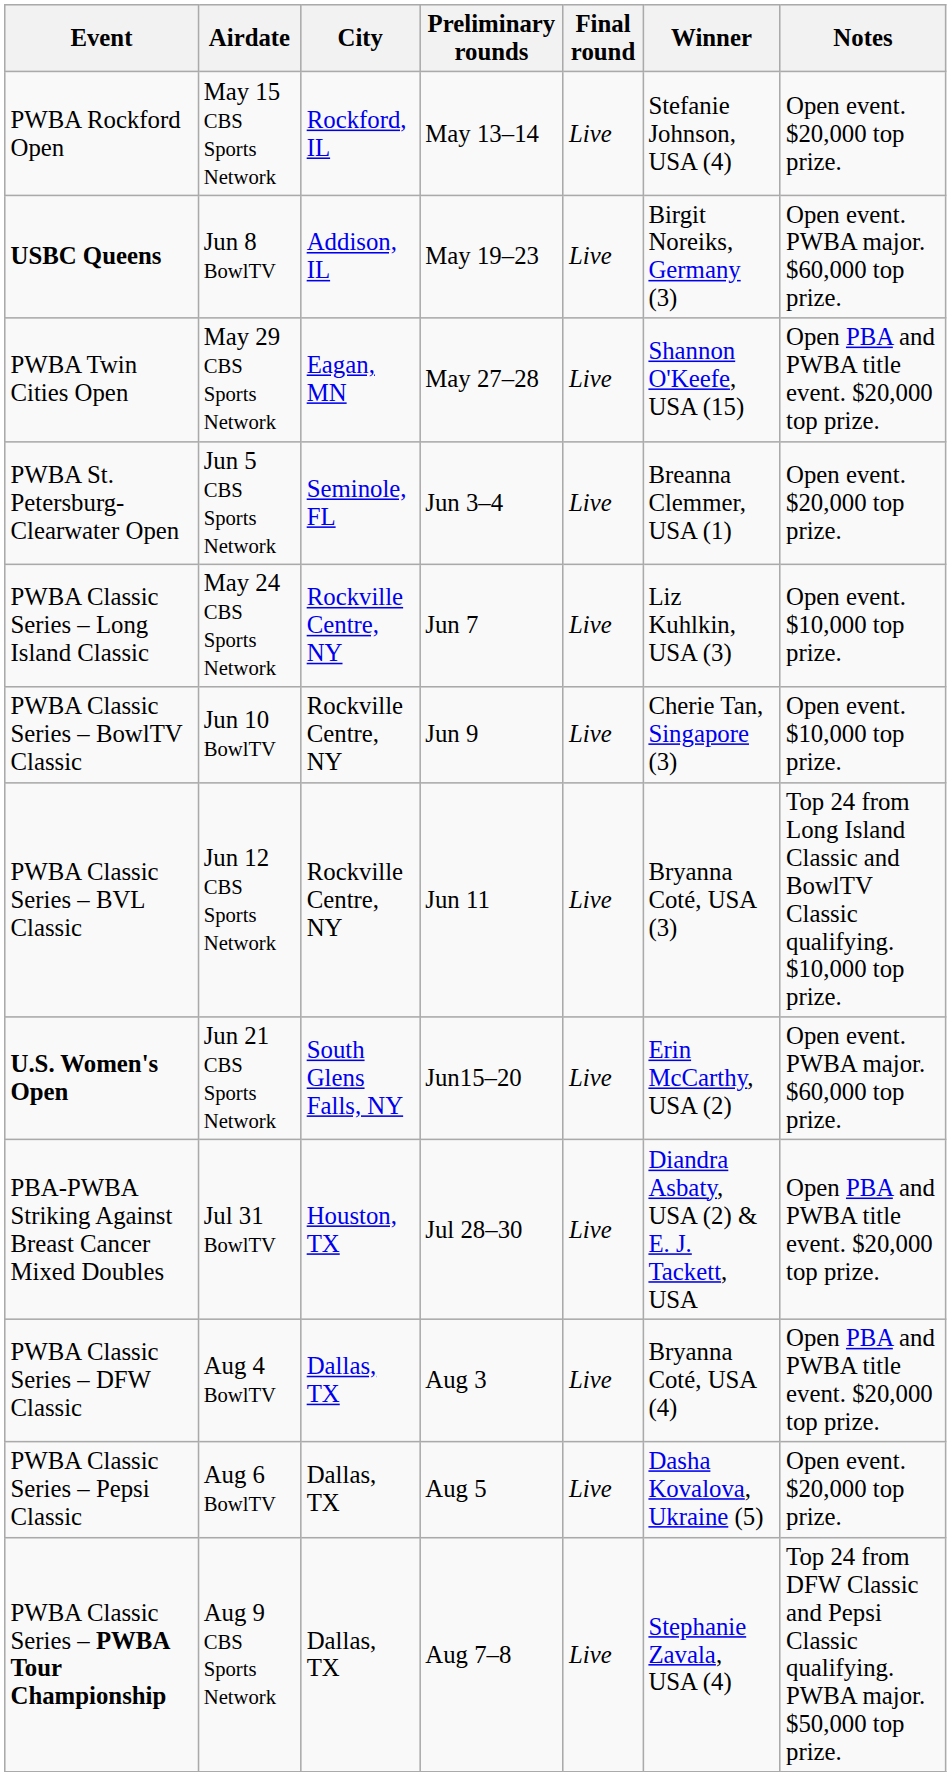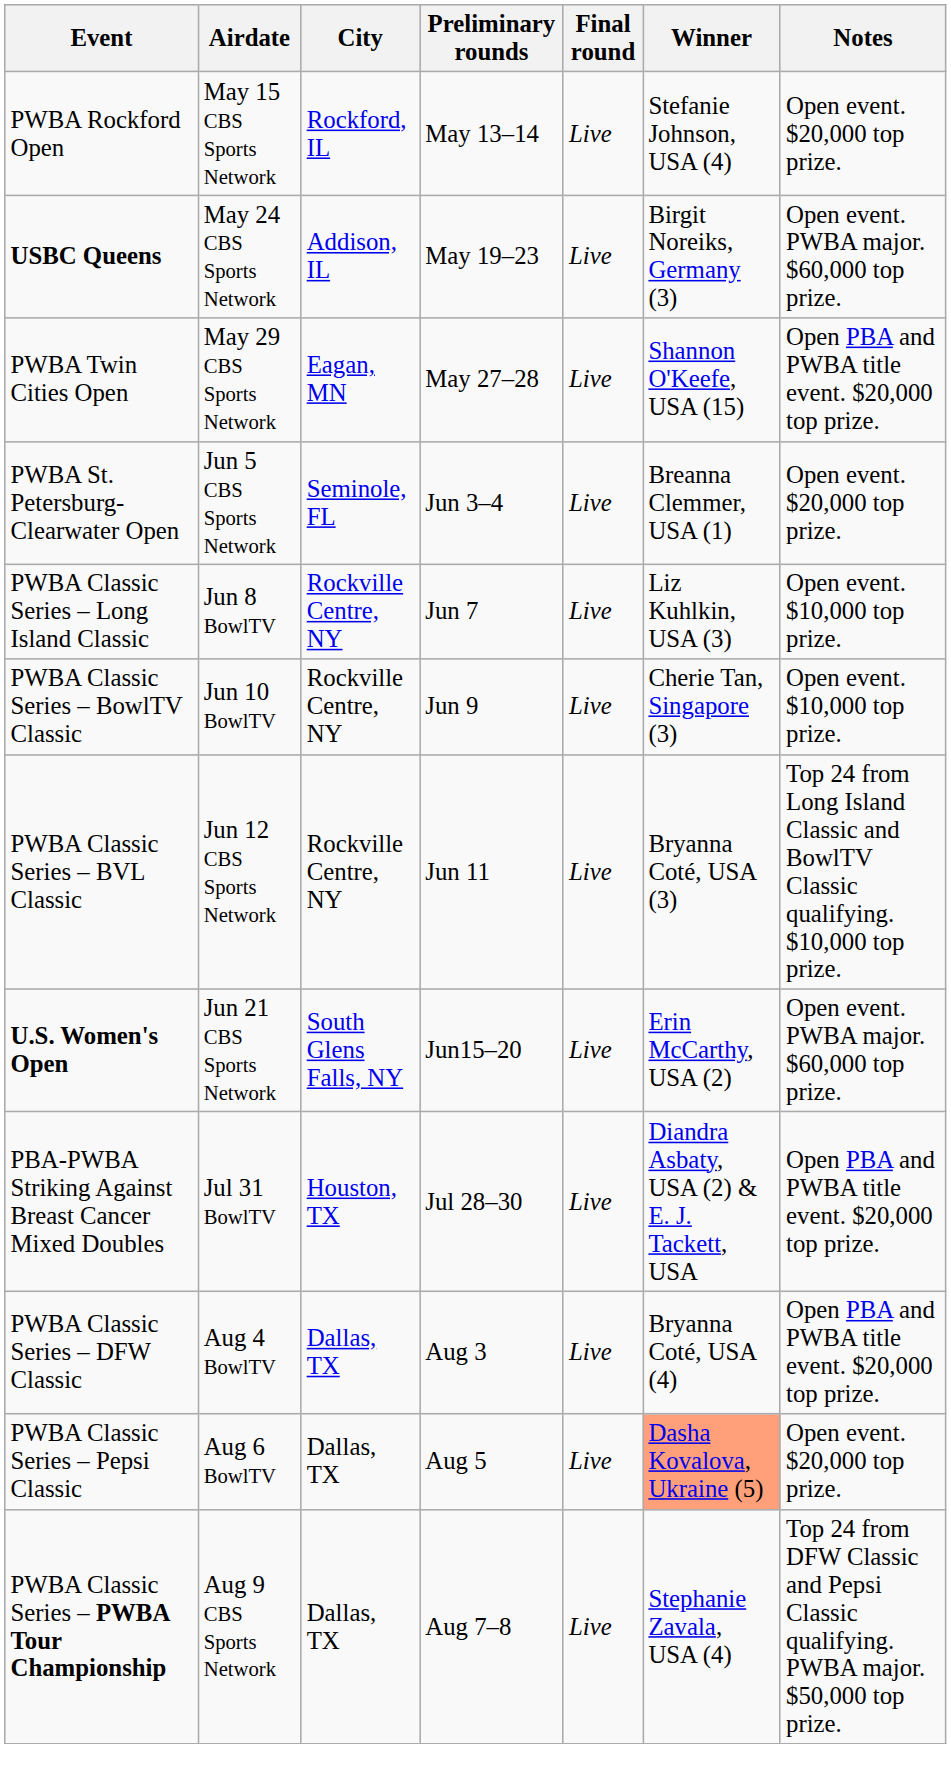(240, 256) Jun 8 BowlTV -> (242, 256) May 24 CBS Sports Network
(242, 625) May 24 CBS Sports Network -> (240, 611) Jun 8 BowlTV
(706, 1489) no background -> (706, 1461) lightsalmon background
